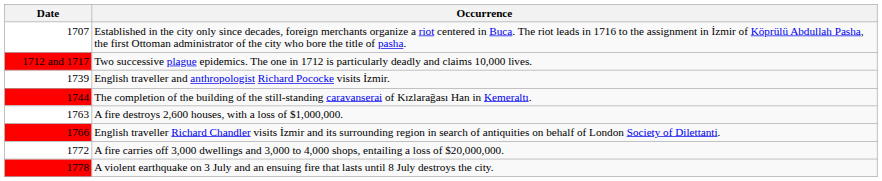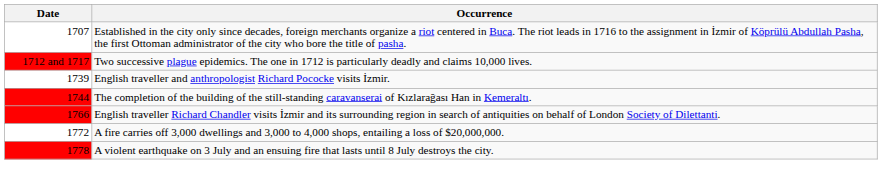- row: (219, 114)
